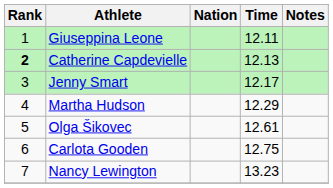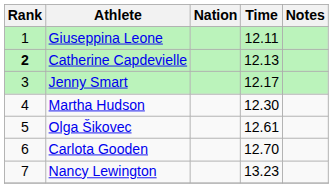(262, 104) 12.29 -> (262, 104) 12.30
(262, 149) 12.75 -> (262, 149) 12.70
